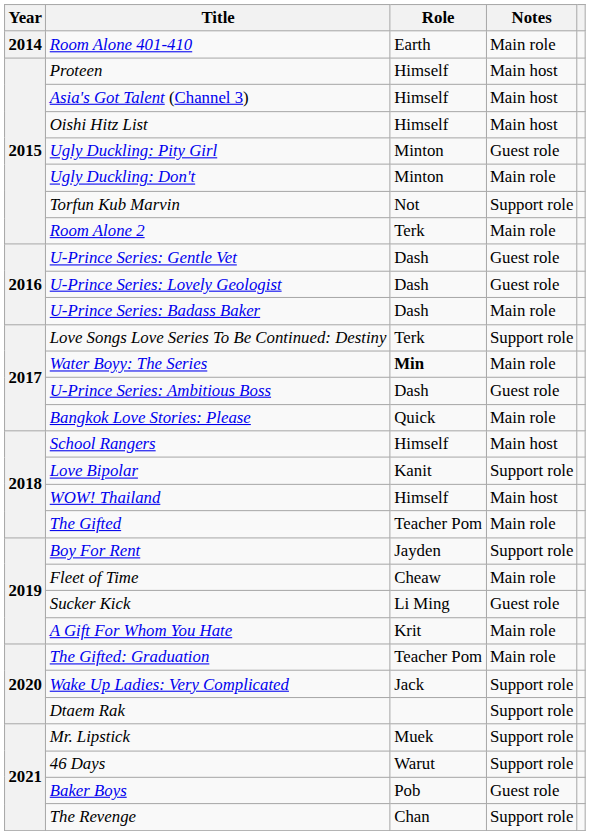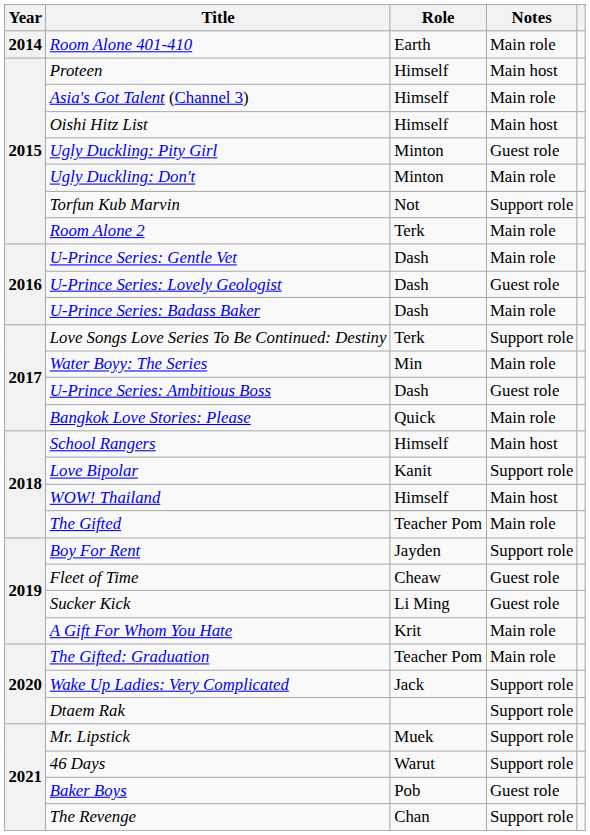(524, 97) Main host -> (523, 97) Main role
(525, 257) Guest role -> (523, 257) Main role
(409, 364) bold -> (408, 364) normal
(523, 577) Main role -> (525, 577) Guest role
